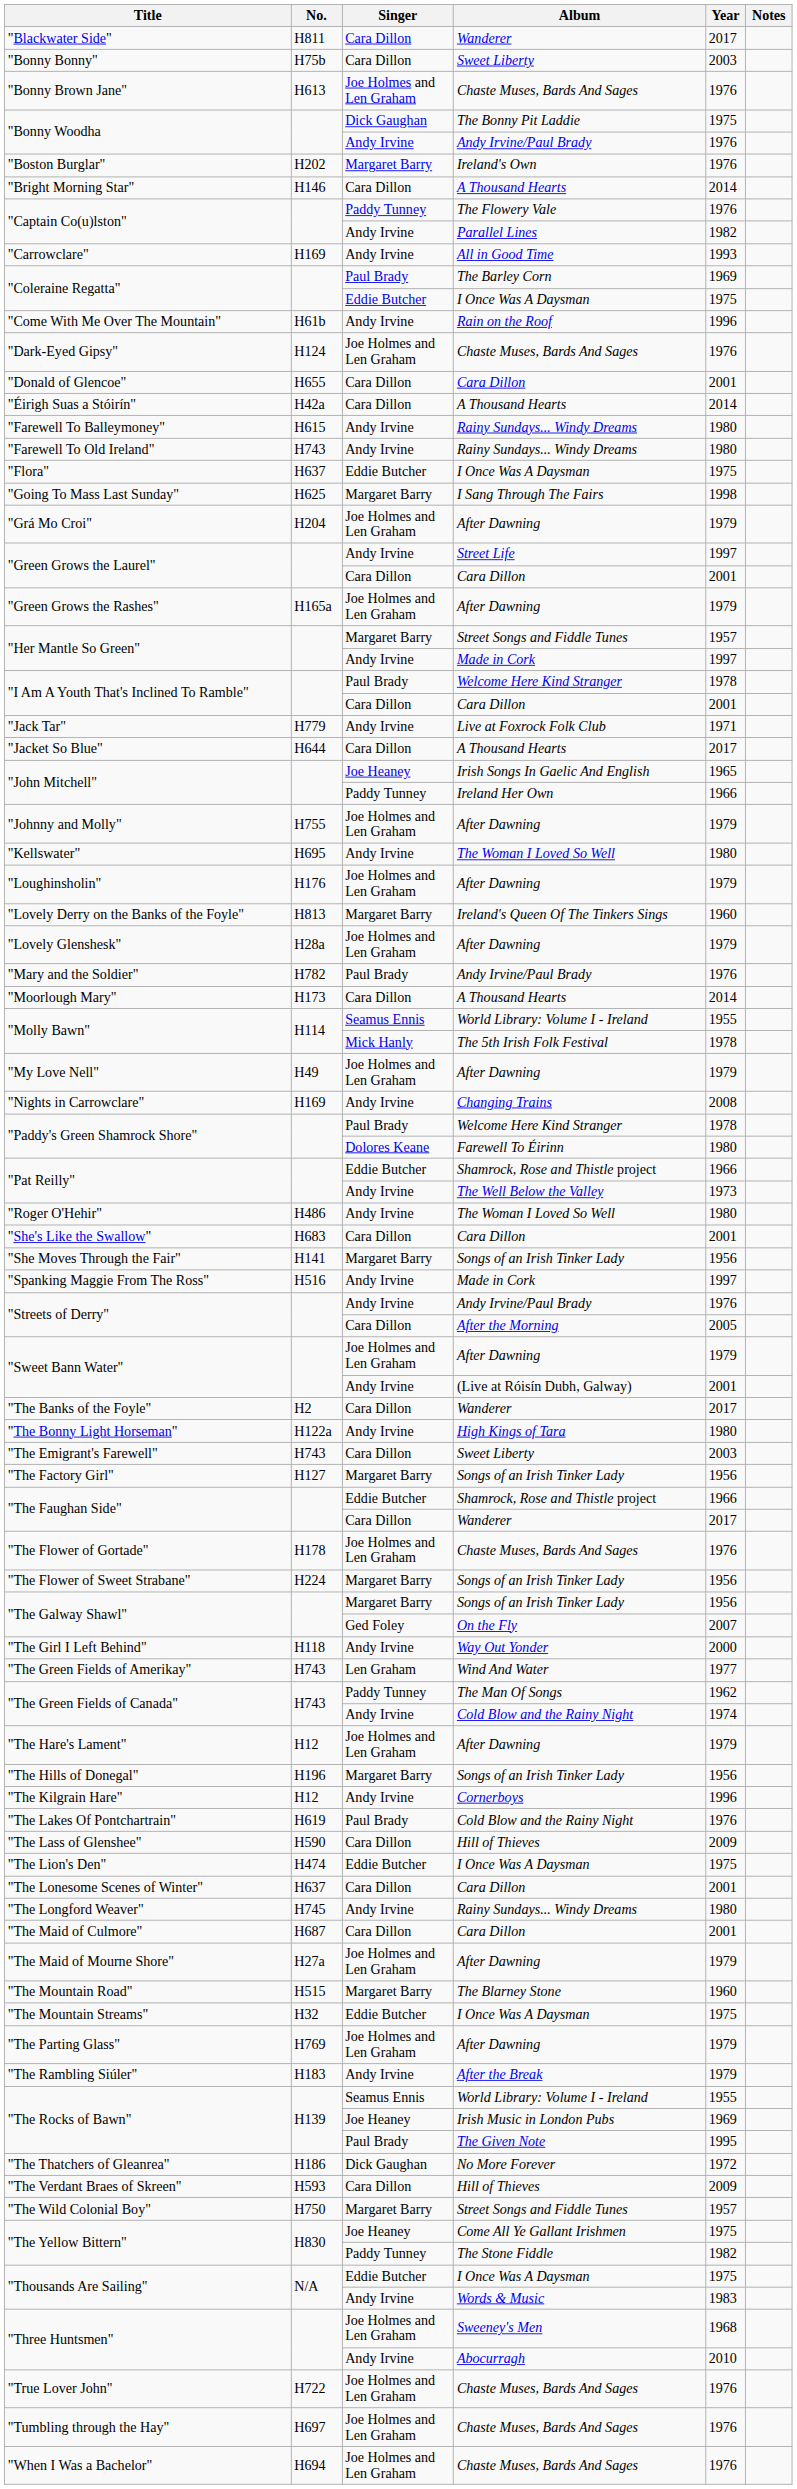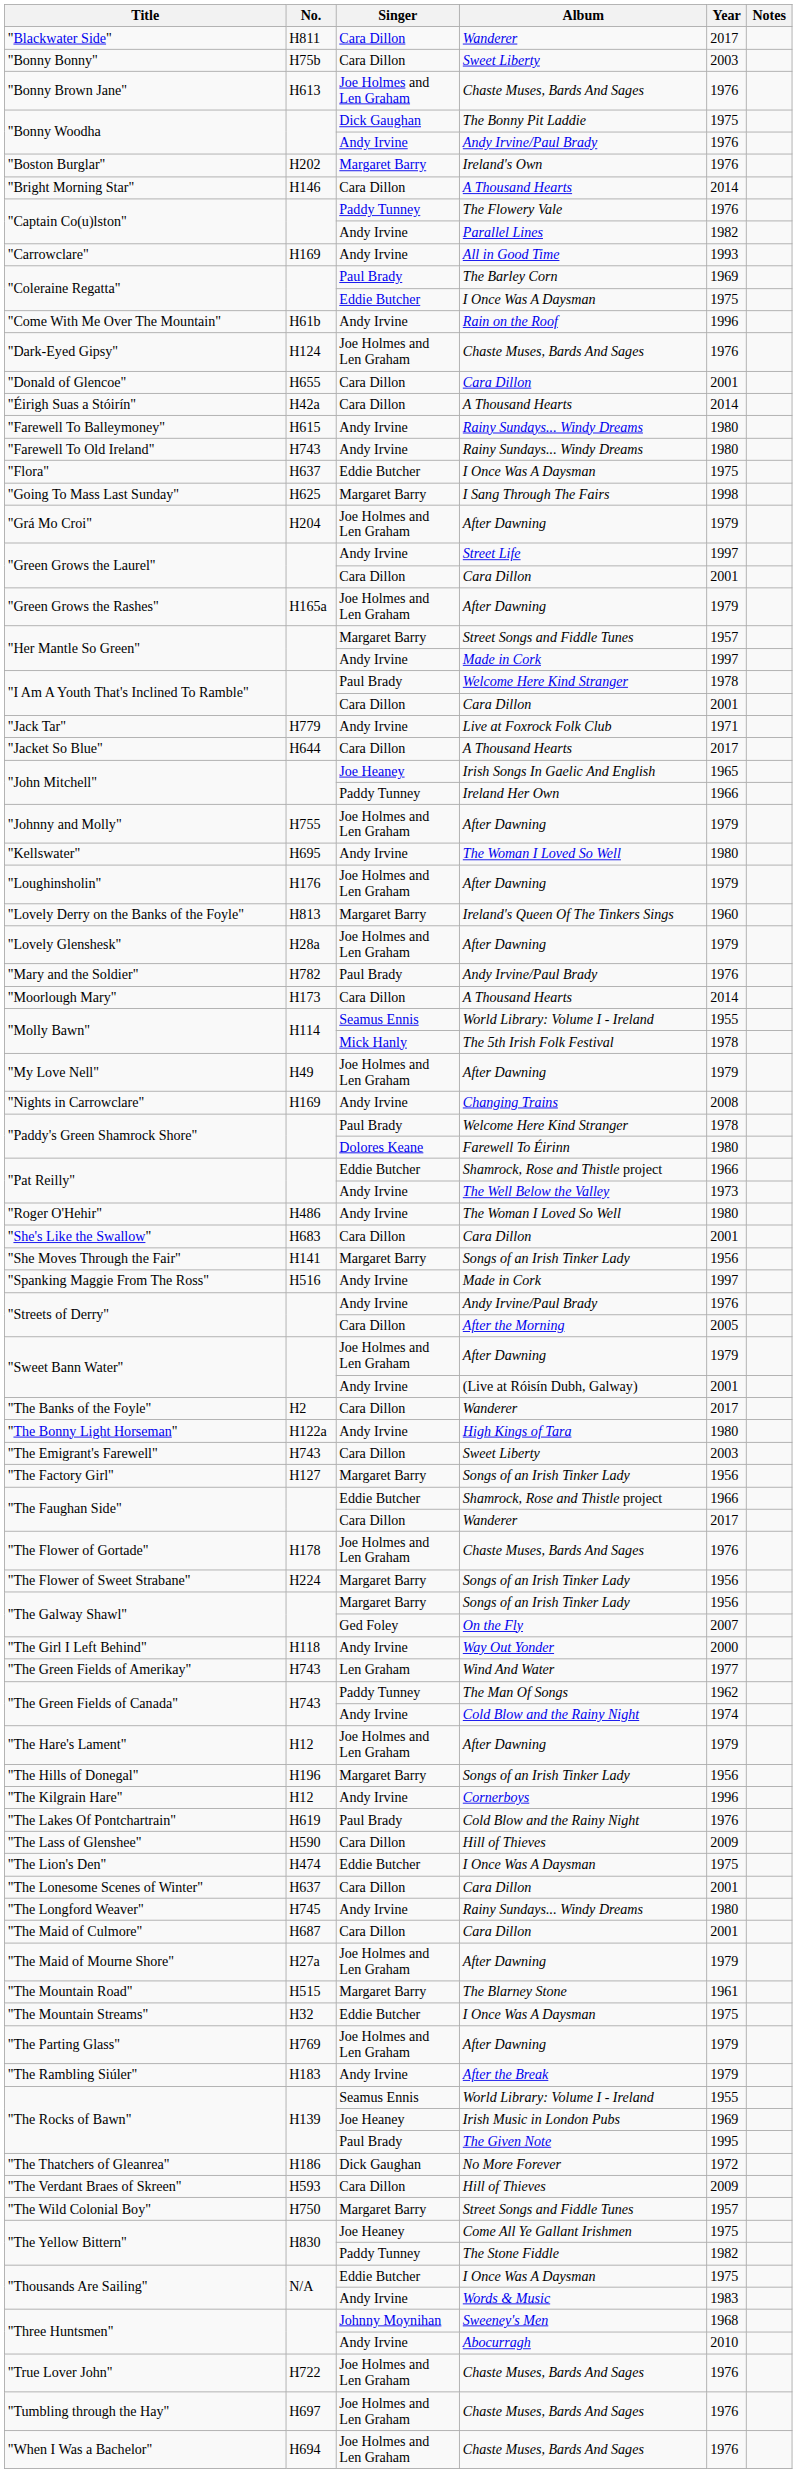(723, 1992) 1960 -> (724, 1992) 1961
(390, 2328) Joe Holmes and Len Graham -> (390, 2320) Johnny Moynihan
